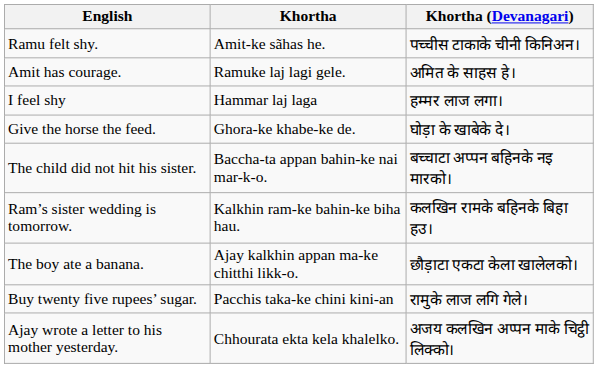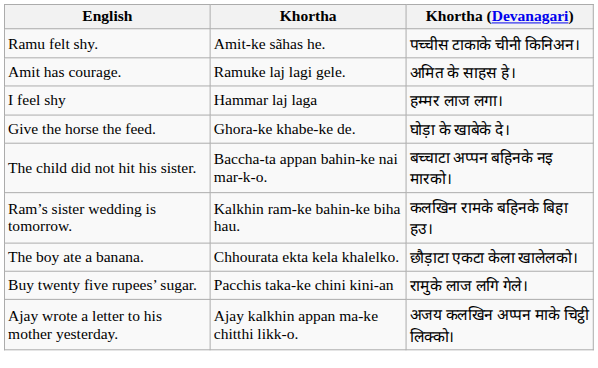(296, 263) Ajay kalkhin appan ma-ke chitthi likk-o. -> (306, 257) Chhourata ekta kela khalelko.
(306, 338) Chhourata ekta kela khalelko. -> (296, 324) Ajay kalkhin appan ma-ke chitthi likk-o.
